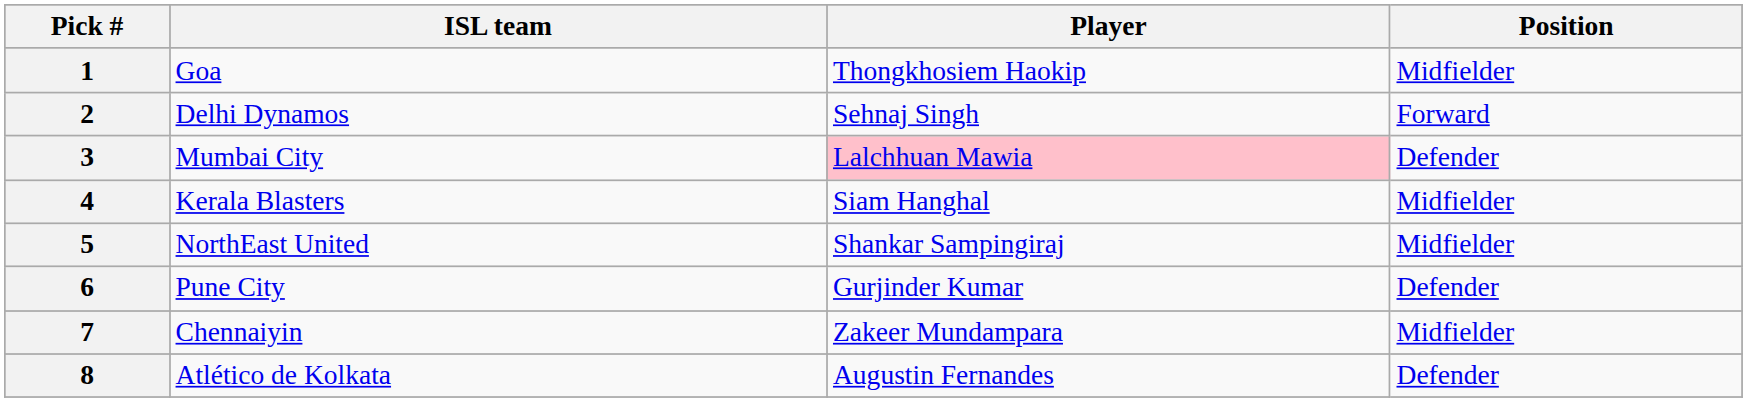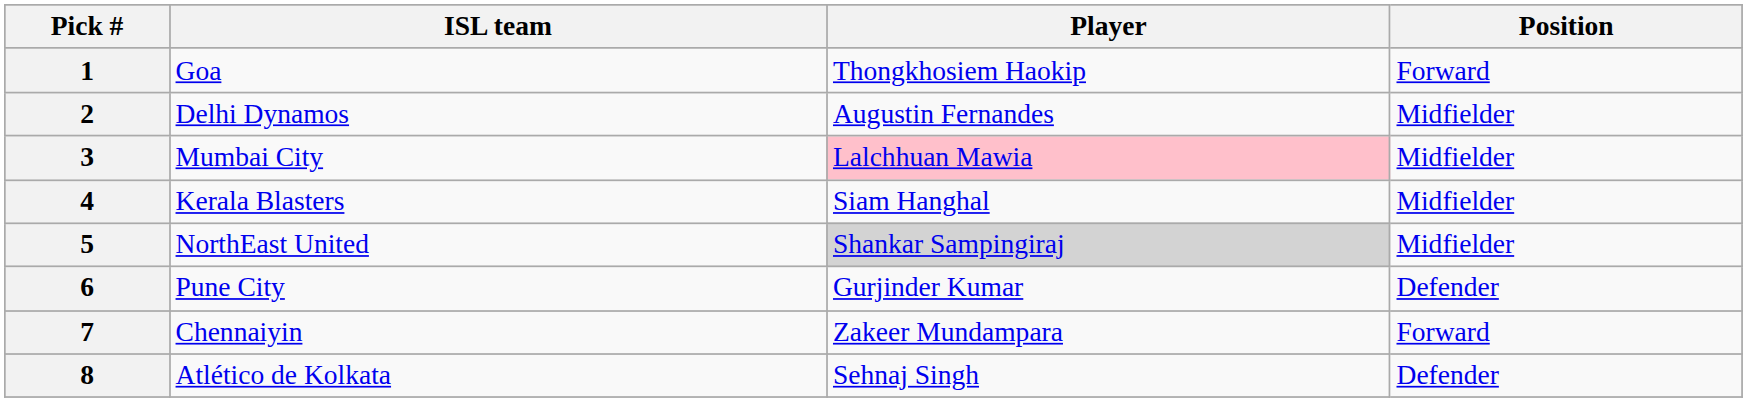(1455, 69) Midfielder -> (1443, 69) Forward
(906, 113) Sehnaj Singh -> (943, 113) Augustin Fernandes
(1443, 113) Forward -> (1455, 113) Midfielder
(1448, 157) Defender -> (1455, 157) Midfielder
(949, 244) no background -> (949, 244) lightgrey background
(1455, 331) Midfielder -> (1443, 331) Forward
(943, 375) Augustin Fernandes -> (906, 375) Sehnaj Singh
